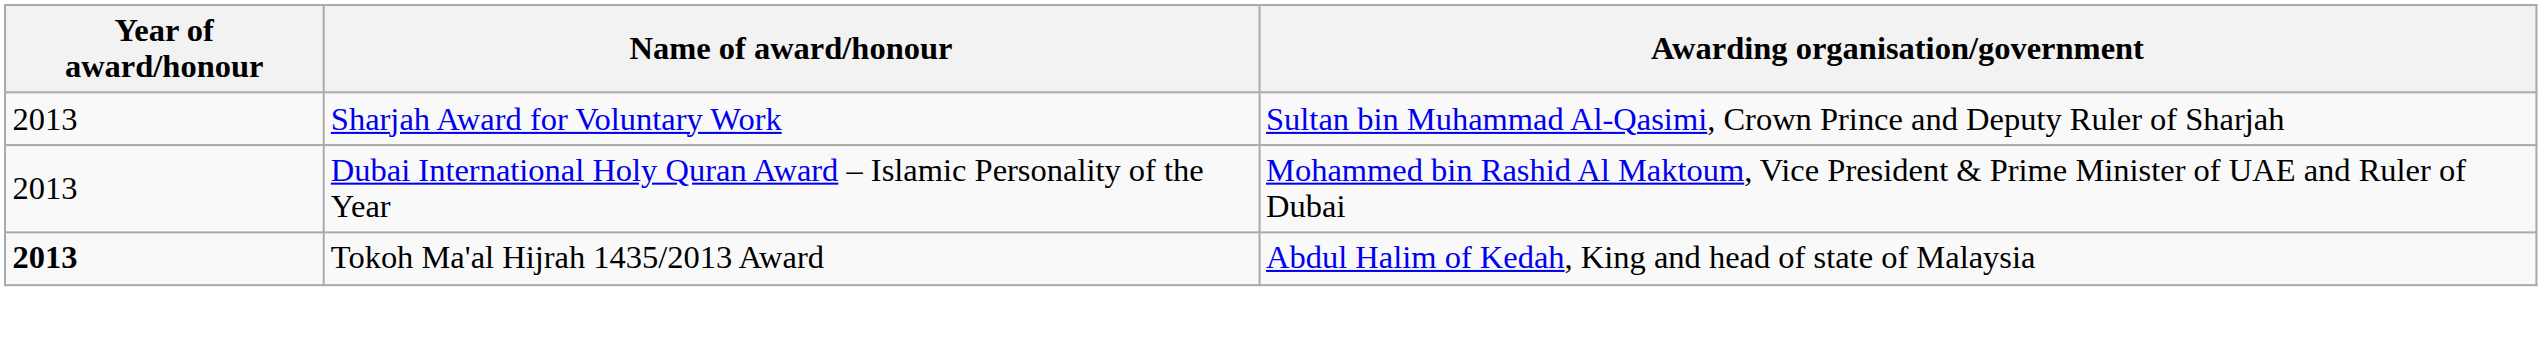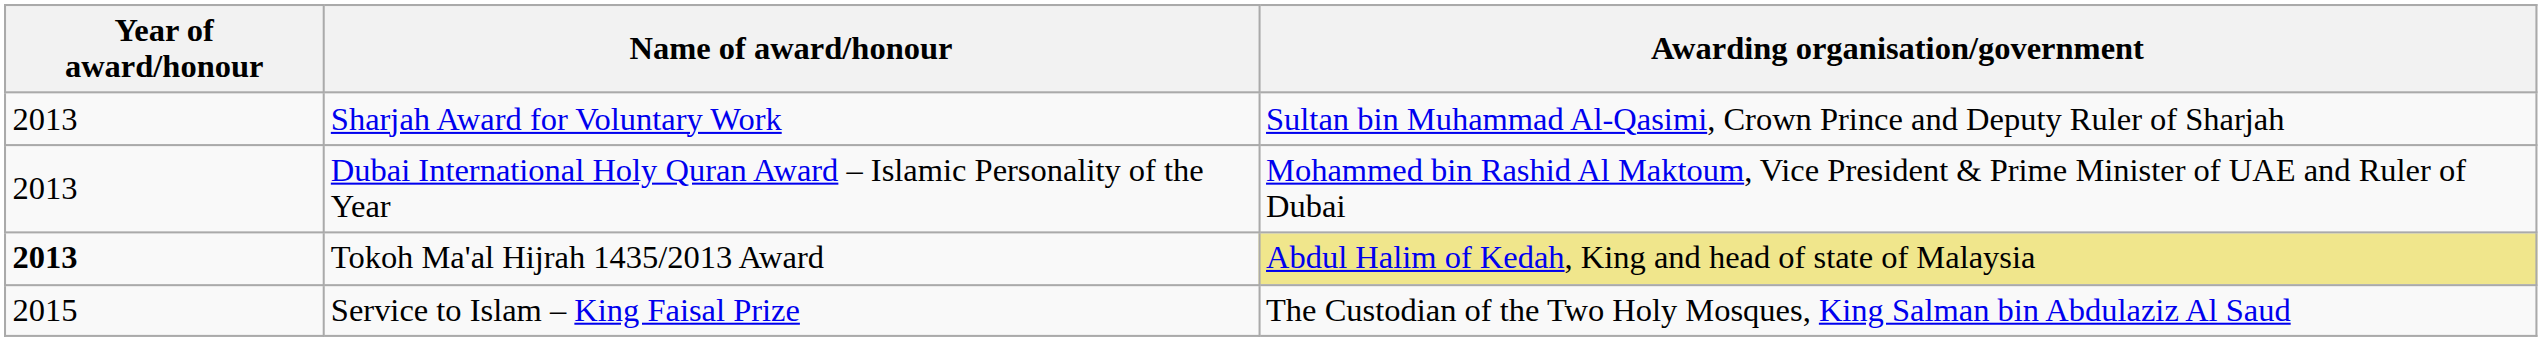(1651, 257) no background -> (1651, 257) khaki background
+ row: (565, 309)
